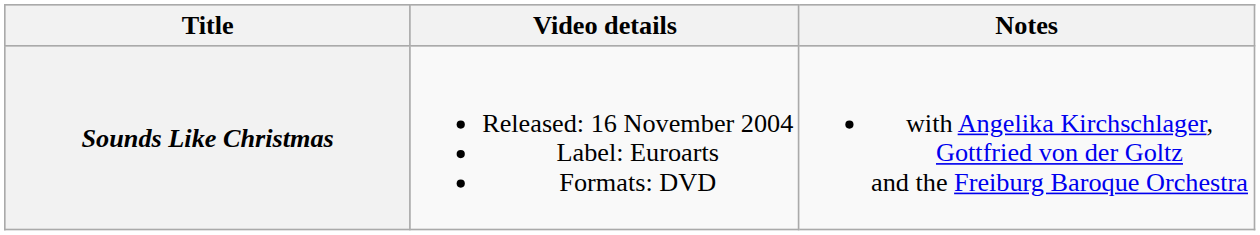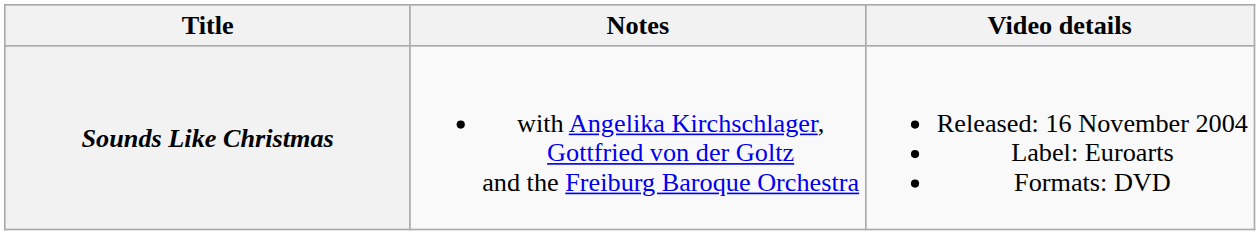columns swapped: (605, 25) <-> (1027, 25)
